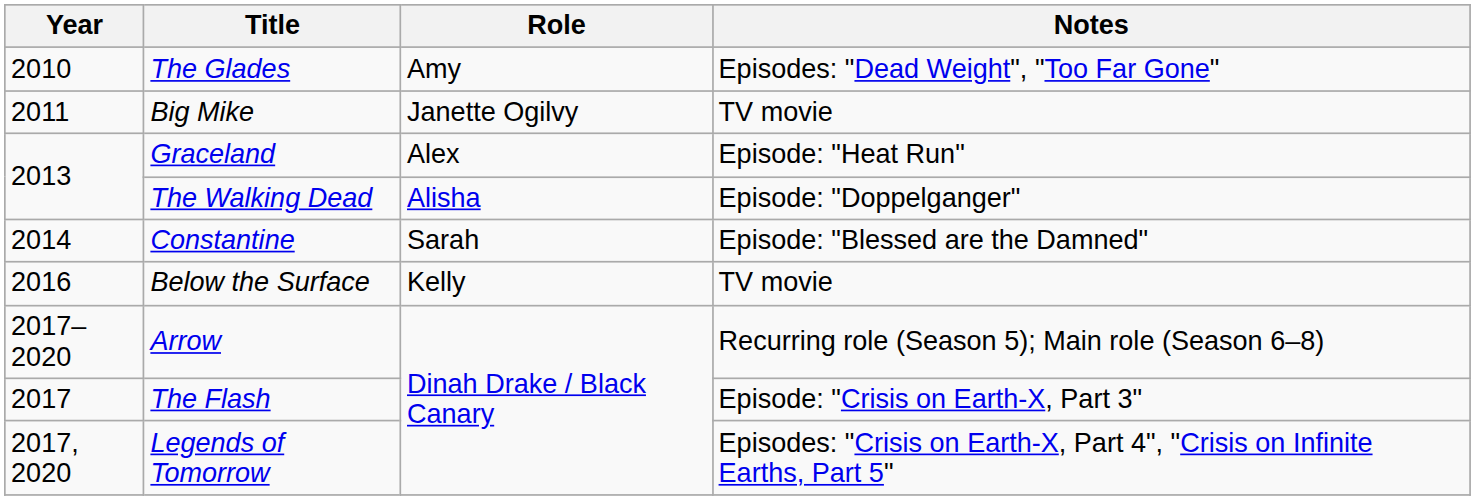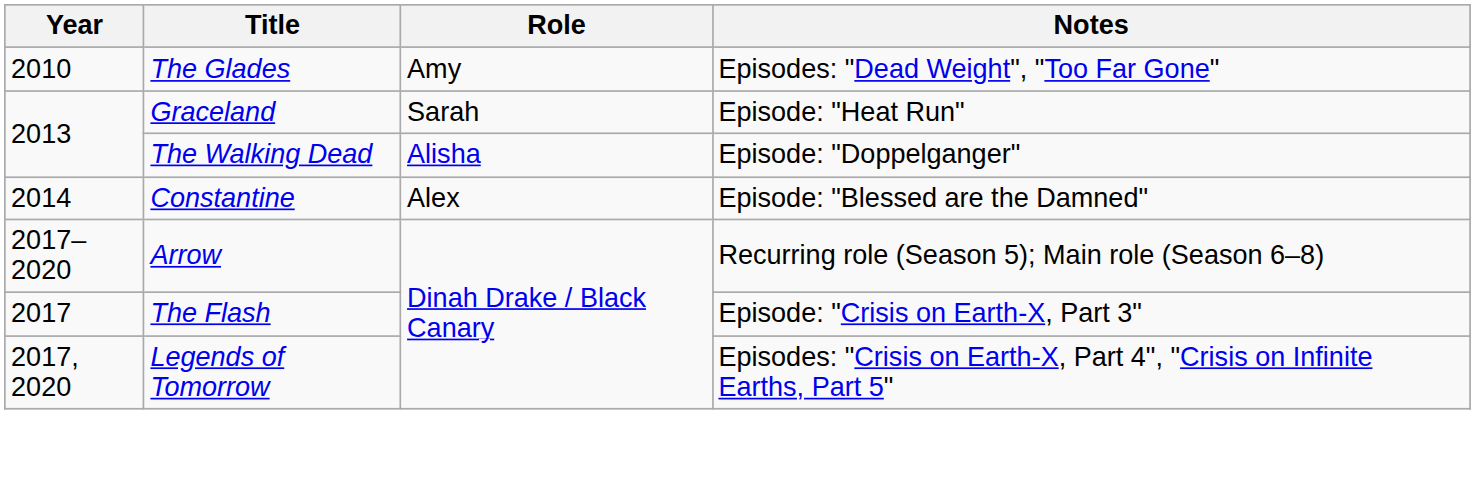- row: (202, 111)
(433, 154) Alex -> (443, 111) Sarah
(443, 240) Sarah -> (433, 197) Alex
- row: (260, 283)
